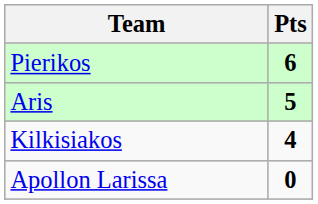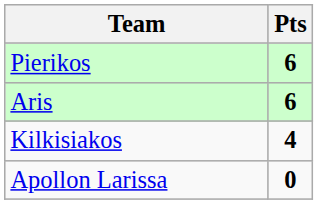(290, 101) 5 -> (290, 101) 6
